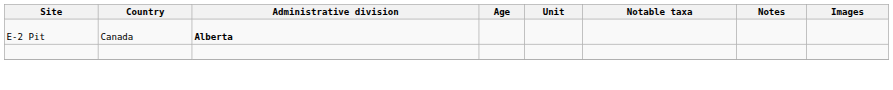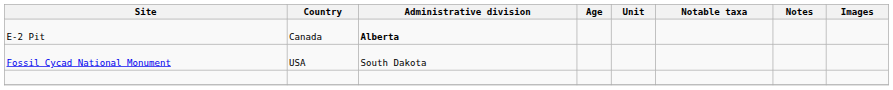+ row: (89, 62)
